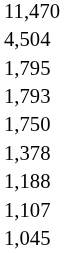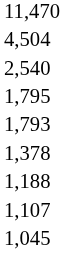+ row: (27, 68)
- row: (27, 124)
